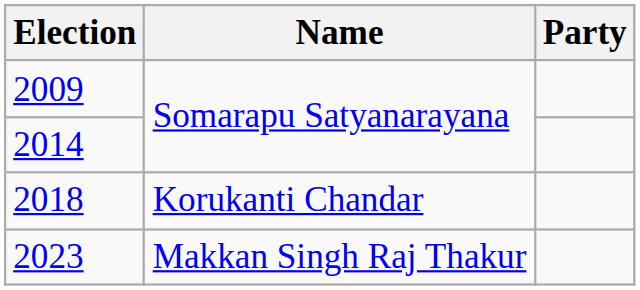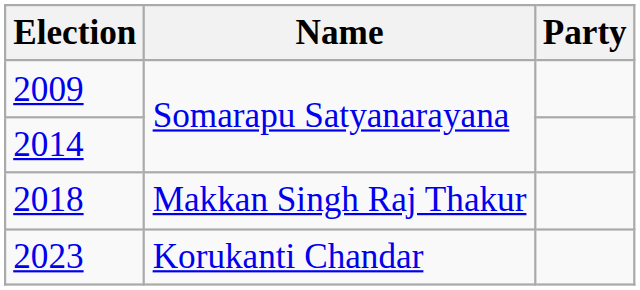(288, 199) Korukanti Chandar -> (340, 199) Makkan Singh Raj Thakur
(340, 255) Makkan Singh Raj Thakur -> (288, 255) Korukanti Chandar
